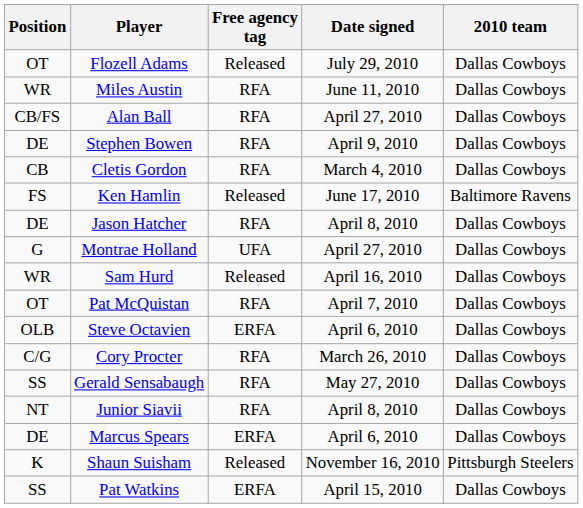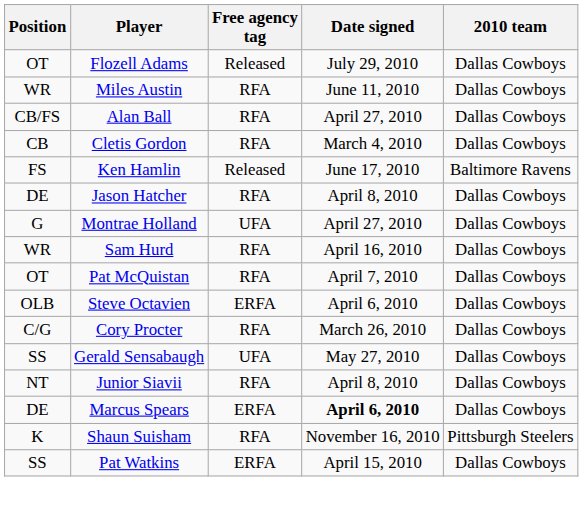- row: (139, 143)
(255, 276) Released -> (255, 249) RFA
(255, 383) RFA -> (255, 356) UFA
(373, 436) normal -> (373, 409) bold
(255, 463) Released -> (255, 436) RFA
